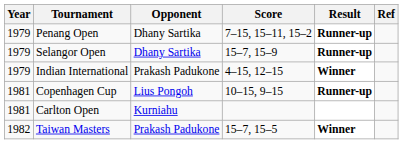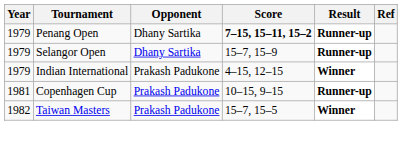(268, 33) normal -> (268, 33) bold
(163, 91) Lius Pongoh -> (177, 91) Prakash Padukone
- row: (67, 110)
